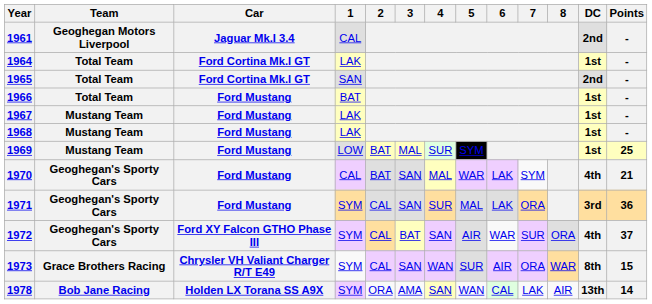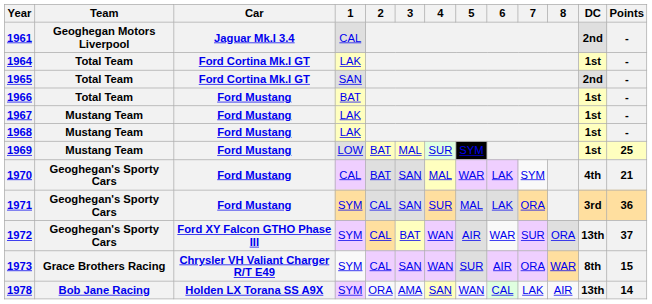(440, 236) SAN -> (440, 236) WAN
(593, 236) 4th -> (593, 236) 13th
